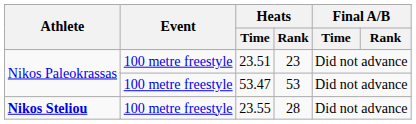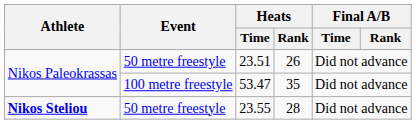(178, 61) 100 metre freestyle -> (175, 61) 50 metre freestyle
(293, 61) 23 -> (293, 61) 26
(293, 85) 53 -> (293, 85) 35
(178, 108) 100 metre freestyle -> (175, 108) 50 metre freestyle
